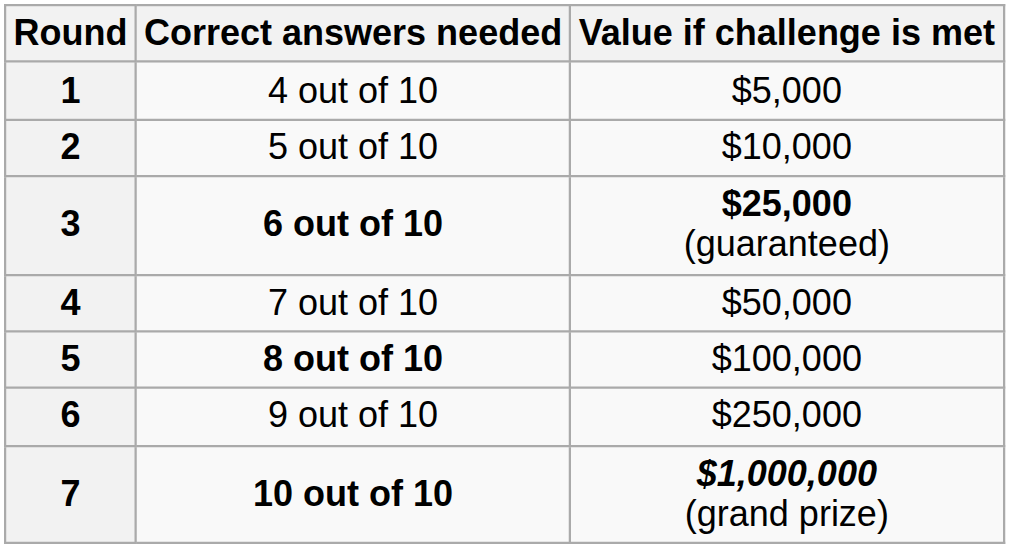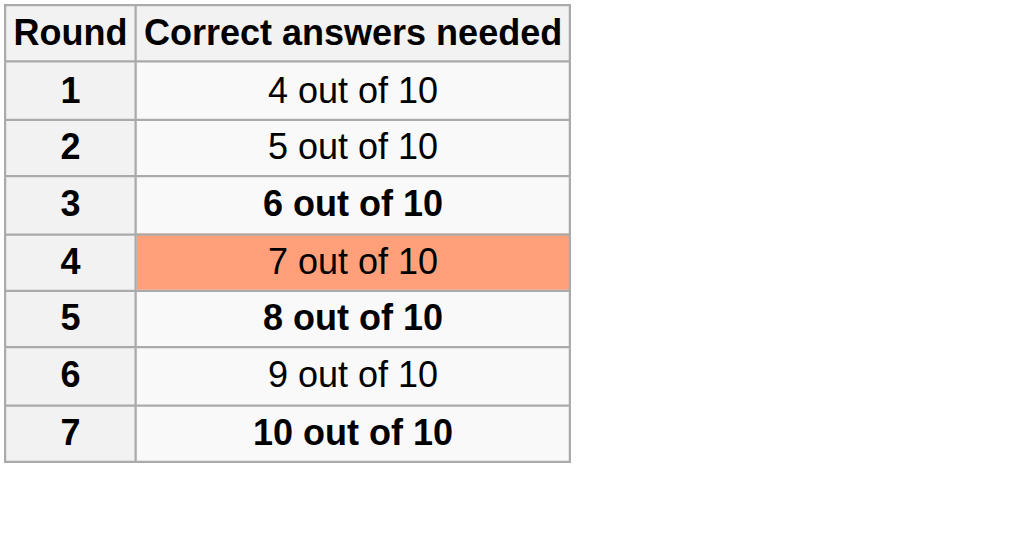- column: (787, 33)
(353, 301) no background -> (353, 261) lightsalmon background
